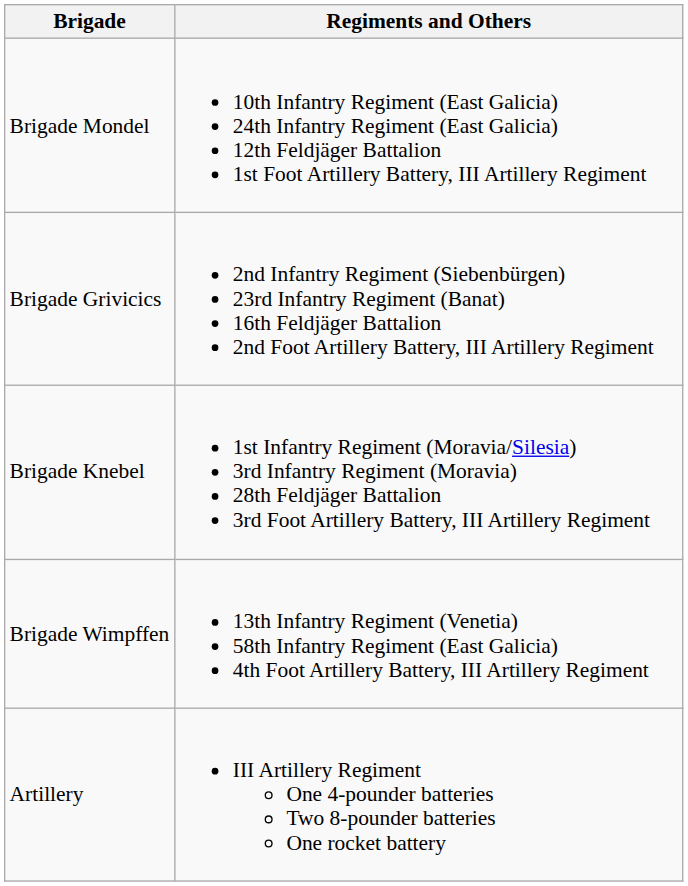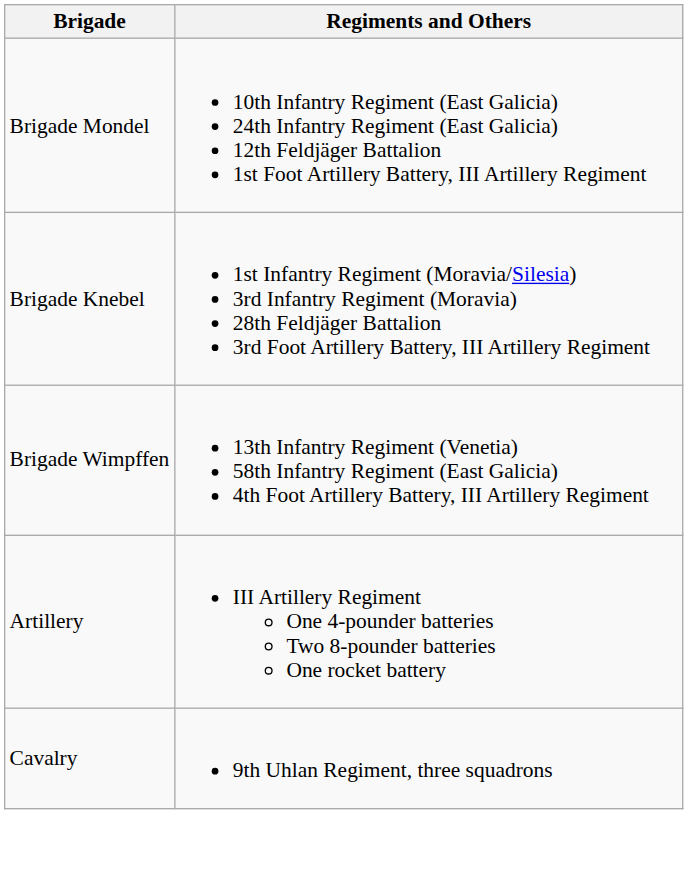- row: (86, 298)
+ row: (44, 758)
